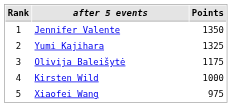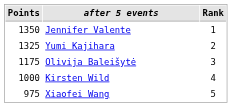columns swapped: (18, 13) <-> (208, 13)
